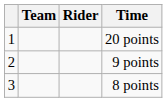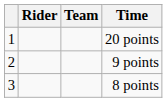columns swapped: (81, 16) <-> (39, 16)
